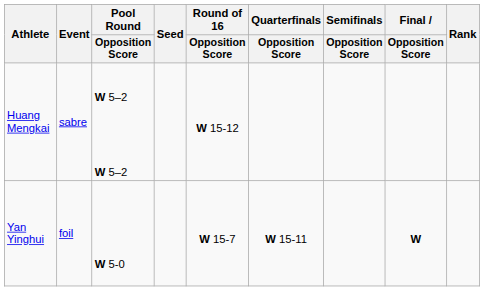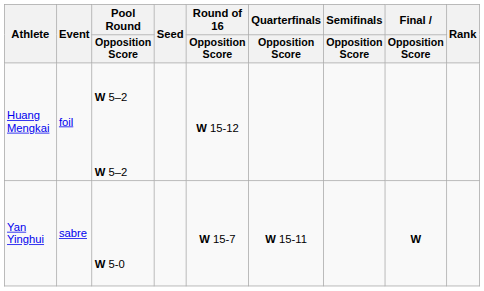(73, 122) sabre -> (66, 122) foil
(66, 234) foil -> (73, 234) sabre
